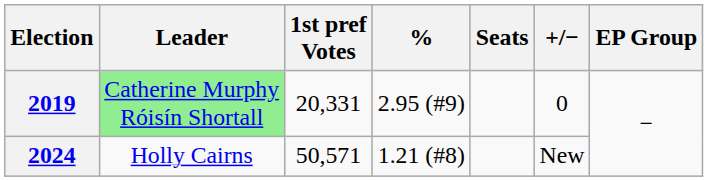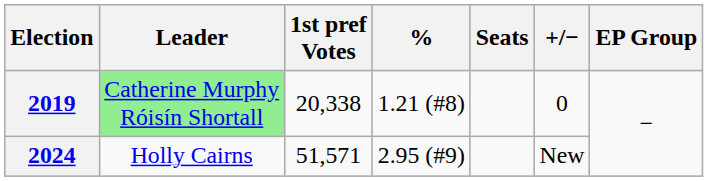(328, 103) 20,331 -> (328, 103) 20,338
(421, 103) 2.95 (#9) -> (421, 103) 1.21 (#8)
(328, 155) 50,571 -> (328, 155) 51,571
(421, 155) 1.21 (#8) -> (421, 155) 2.95 (#9)
